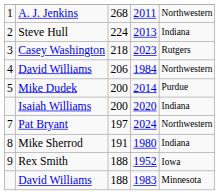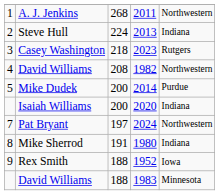(119, 69) 206 -> (119, 69) 208
(145, 69) 1984 -> (145, 69) 1982
